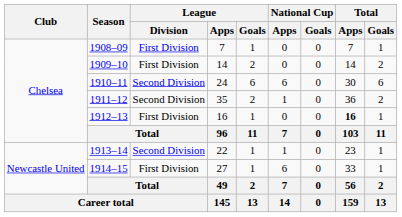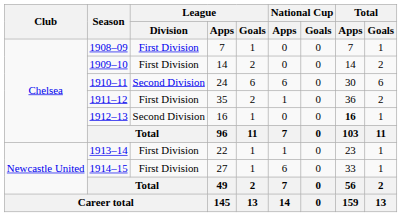(169, 99) Second Division -> (169, 99) First Division
(169, 116) First Division -> (169, 116) Second Division
(169, 151) Second Division -> (169, 151) First Division
